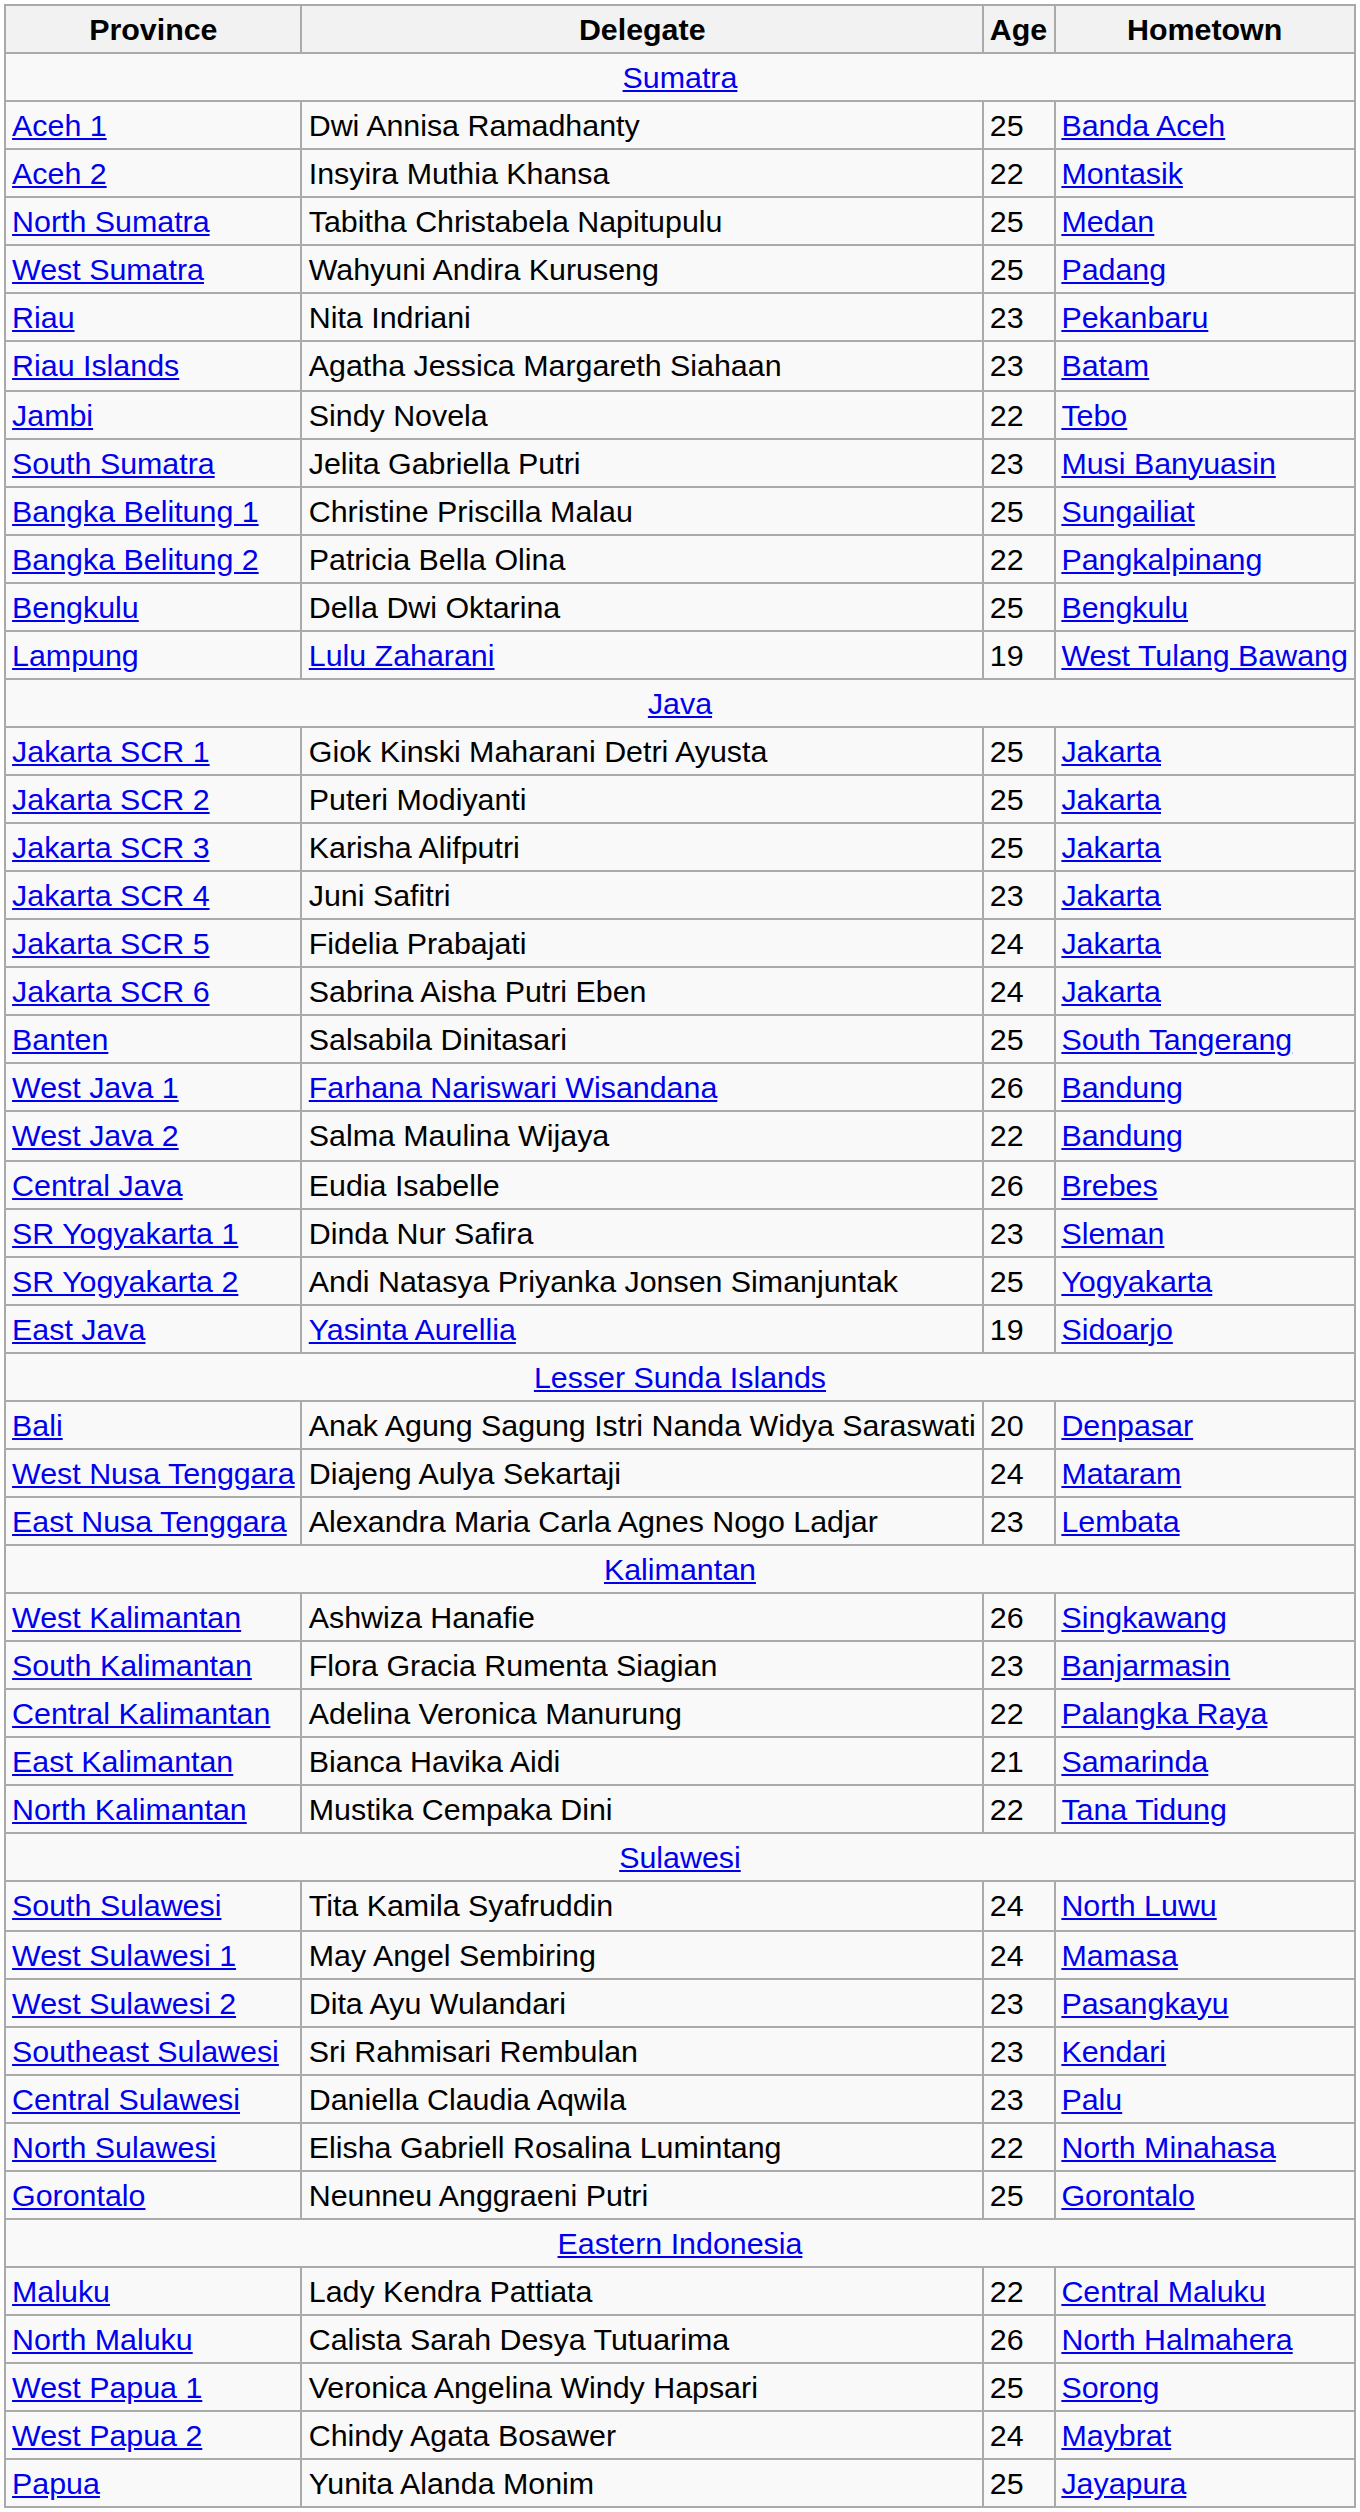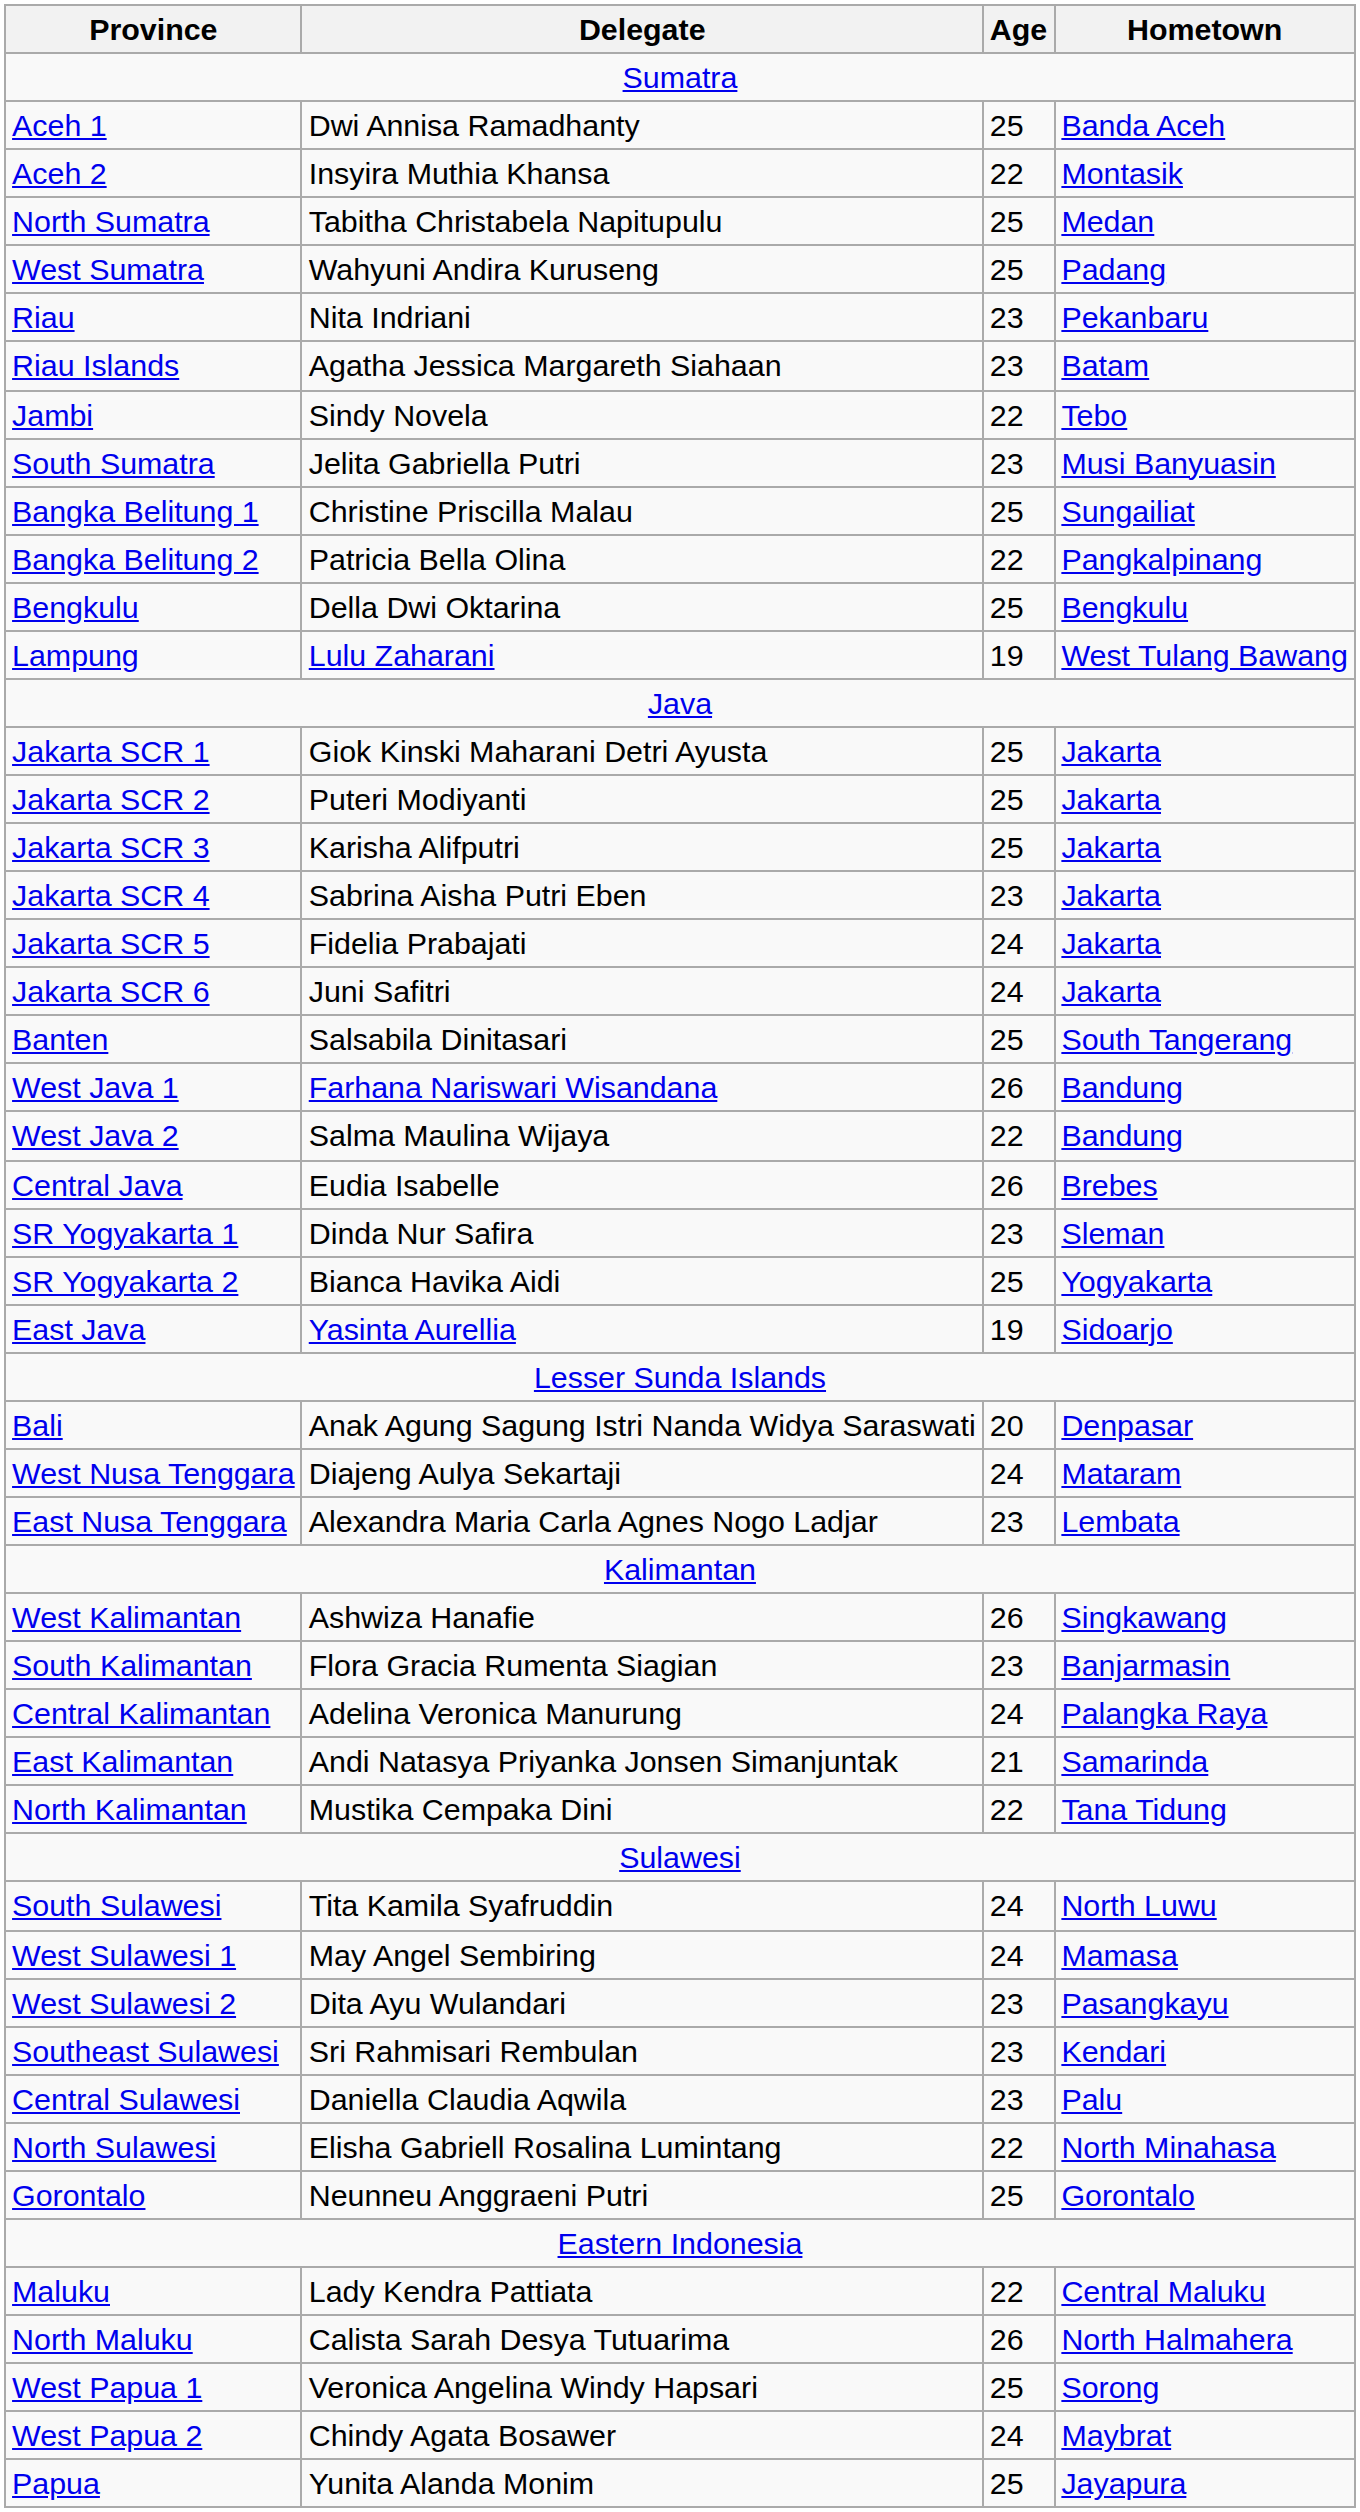(380, 896) Juni Safitri -> (478, 896) Sabrina Aisha Putri Eben
(478, 992) Sabrina Aisha Putri Eben -> (380, 992) Juni Safitri
(603, 1280) Andi Natasya Priyanka Jonsen Simanjuntak -> (435, 1280) Bianca Havika Aidi
(1007, 1714) 22 -> (1007, 1714) 24
(435, 1762) Bianca Havika Aidi -> (603, 1762) Andi Natasya Priyanka Jonsen Simanjuntak
